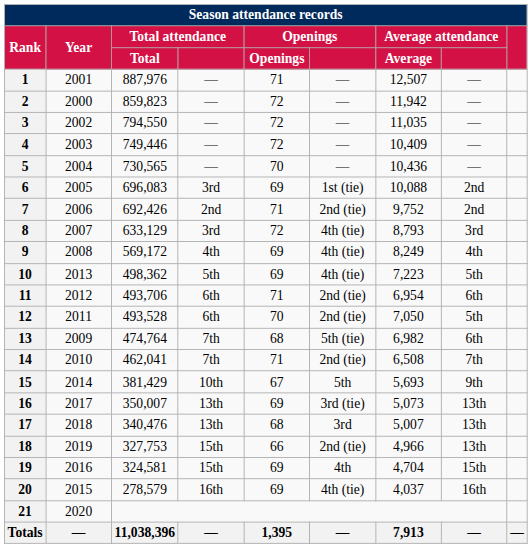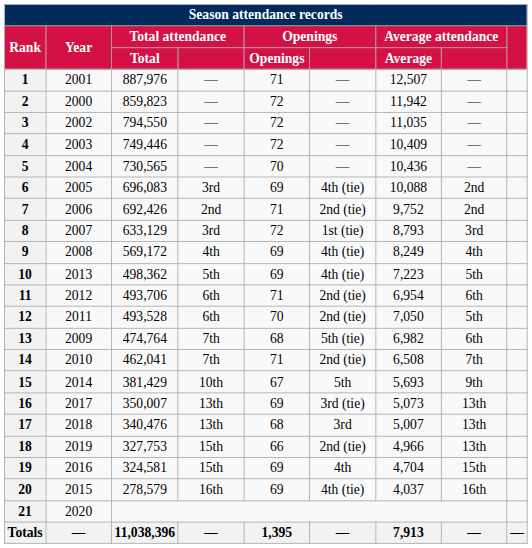(343, 187) 1st (tie) -> (343, 187) 4th (tie)
(343, 230) 4th (tie) -> (343, 230) 1st (tie)
